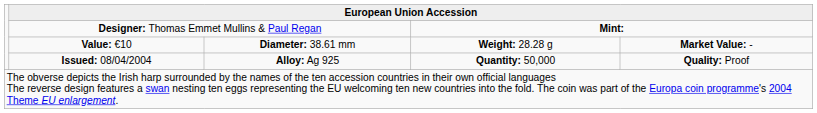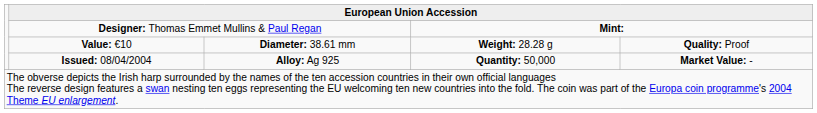(716, 45) Market Value: - -> (716, 45) Quality: Proof
(716, 61) Quality: Proof -> (716, 61) Market Value: -
